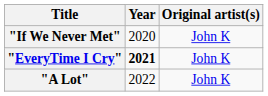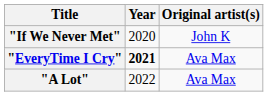(211, 58) John K -> (211, 58) Ava Max
(211, 79) John K -> (211, 79) Ava Max
